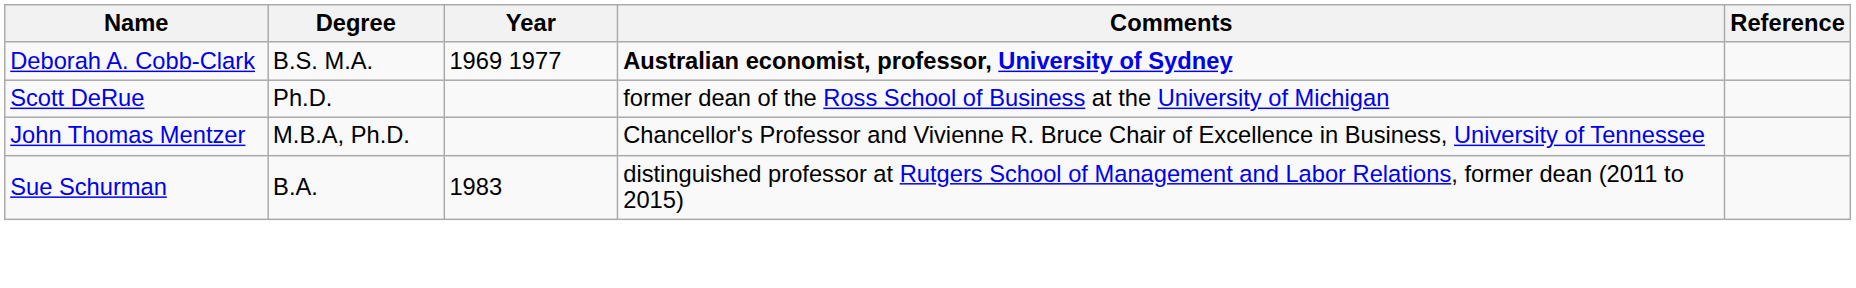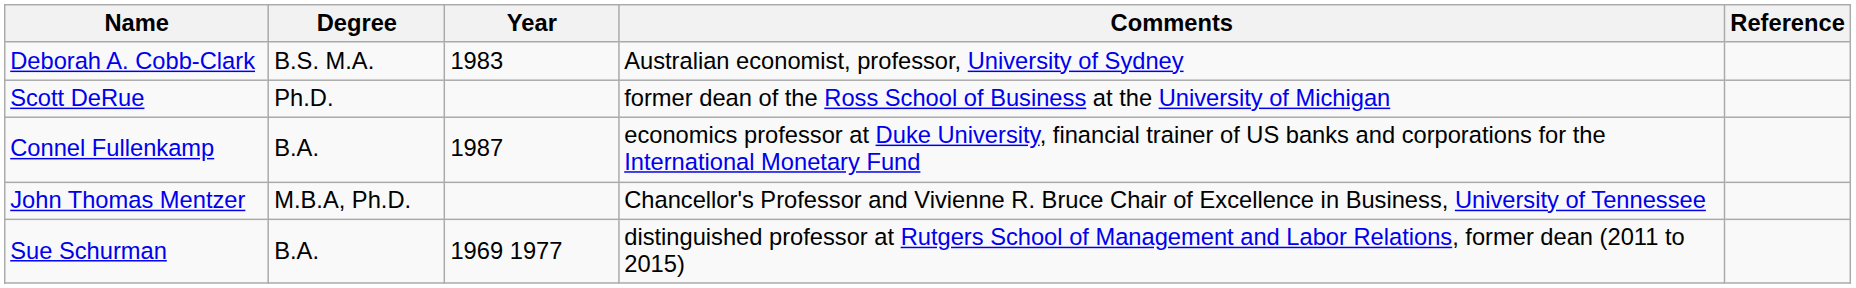(505, 60) 1969 1977 -> (477, 60) 1983
(928, 60) bold -> (904, 60) normal
+ row: (112, 149)
(476, 186) 1983 -> (506, 251) 1969 1977
